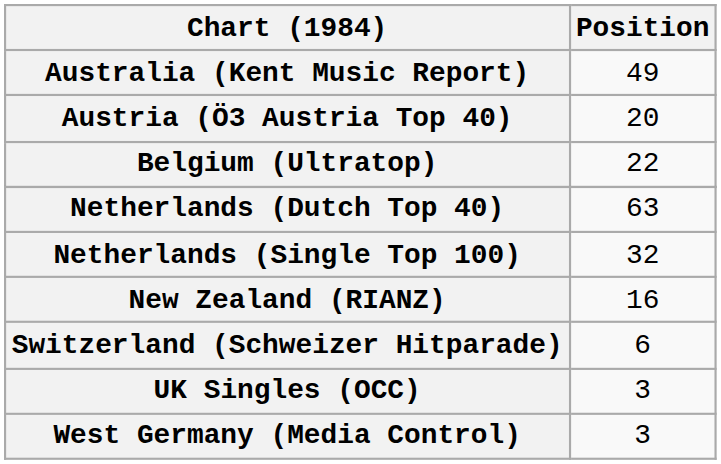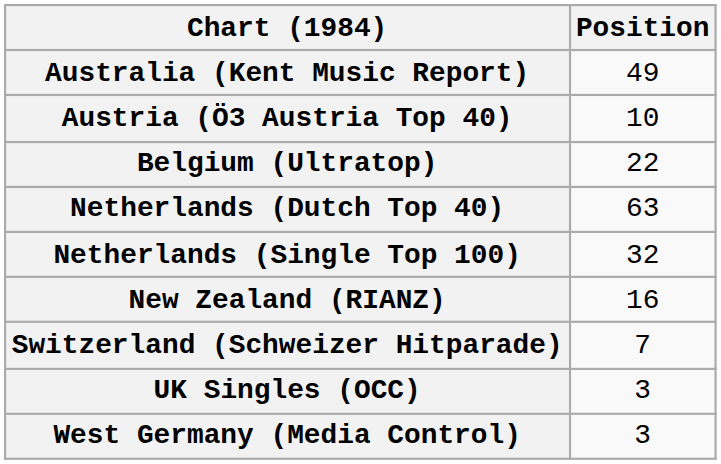(643, 118) 20 -> (643, 118) 10
(643, 345) 6 -> (643, 345) 7
